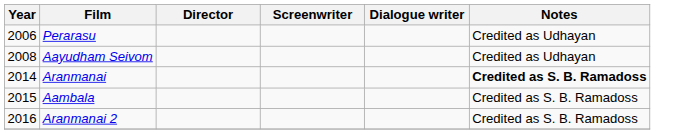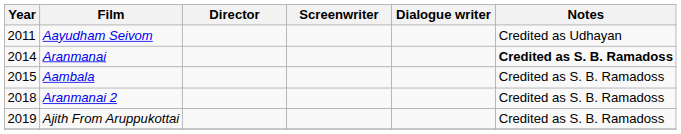- row: (69, 35)
(22, 56) 2008 -> (22, 35) 2011
(22, 118) 2016 -> (22, 98) 2018
+ row: (111, 118)
